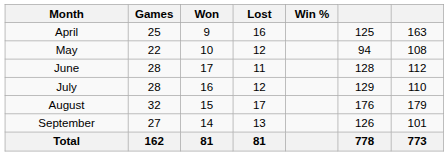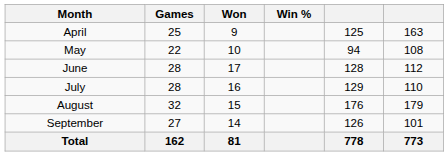- column: (259, 14)
